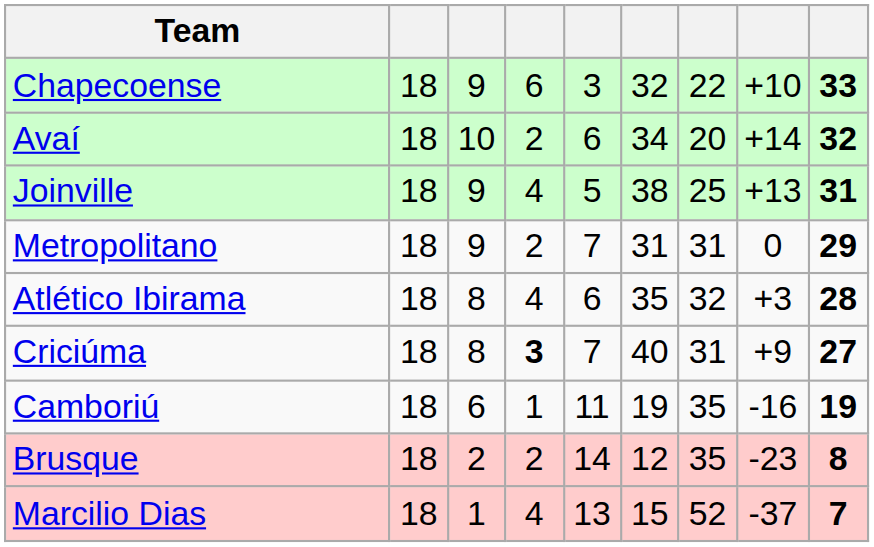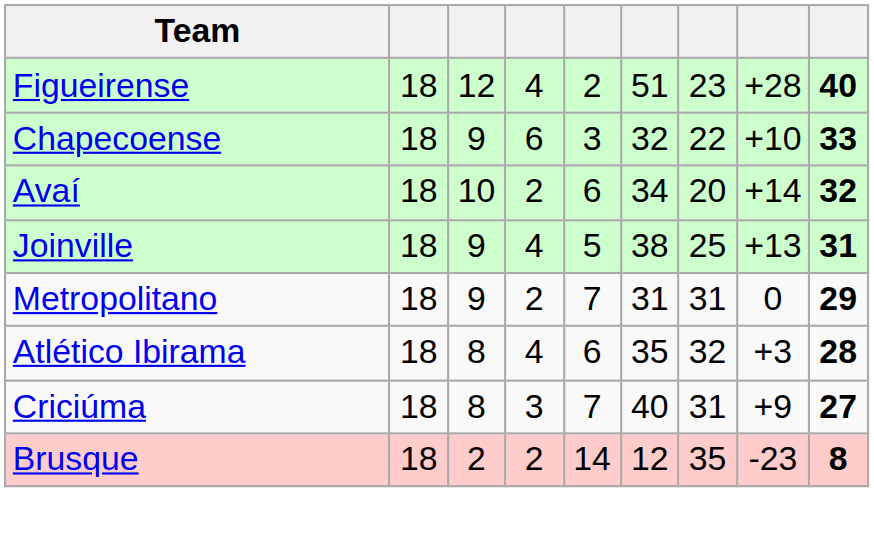+ row: (101, 84)
(534, 352) bold -> (534, 406) normal
- row: (86, 406)
- row: (109, 513)
